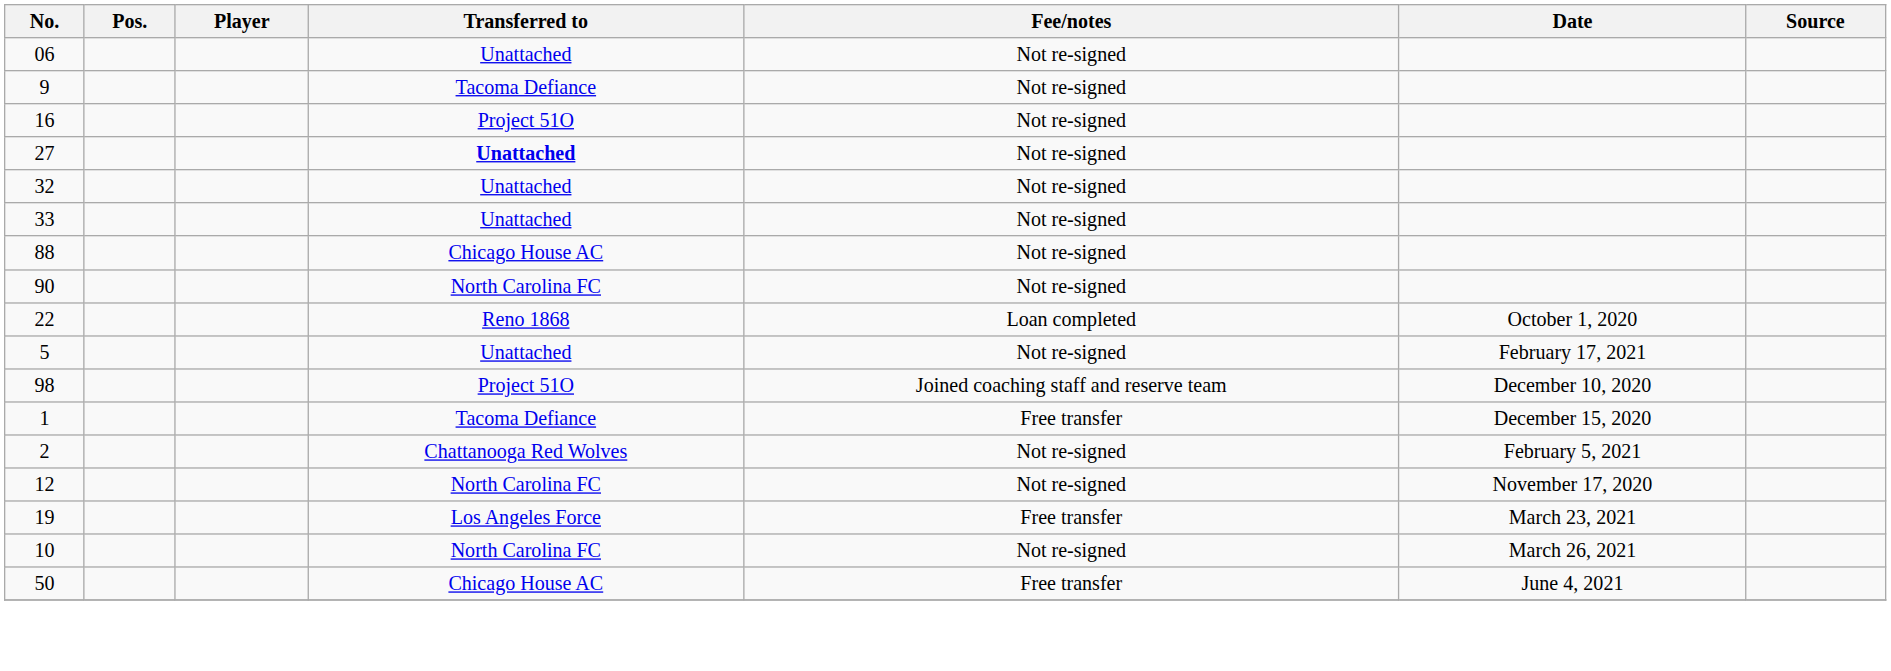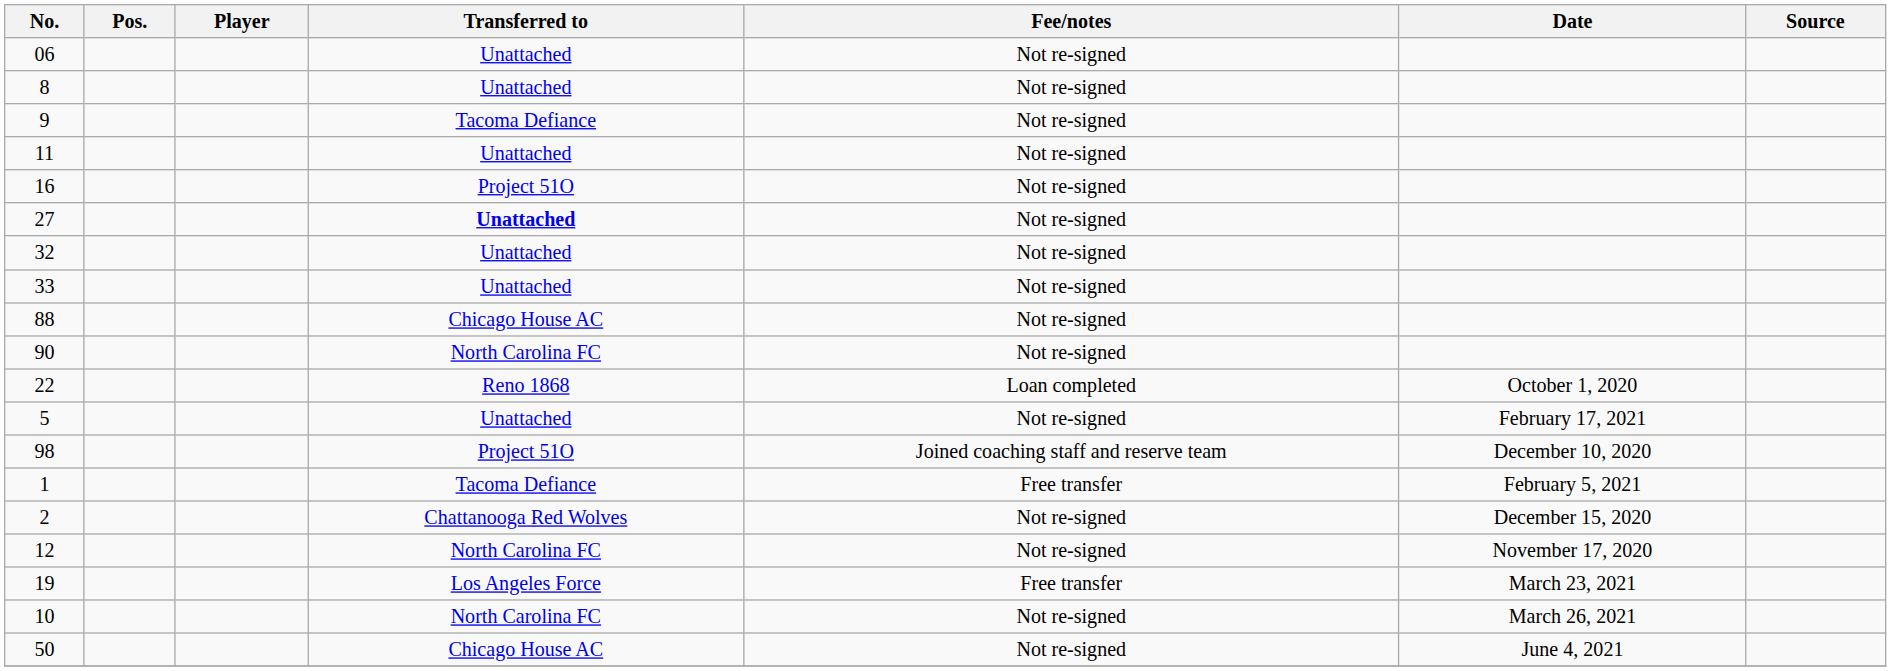+ row: (44, 87)
+ row: (44, 153)
(1572, 418) December 15, 2020 -> (1572, 484) February 5, 2021
(1572, 451) February 5, 2021 -> (1572, 517) December 15, 2020
(1071, 583) Free transfer -> (1071, 649) Not re-signed
